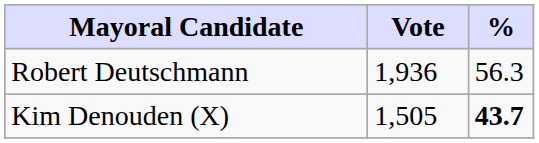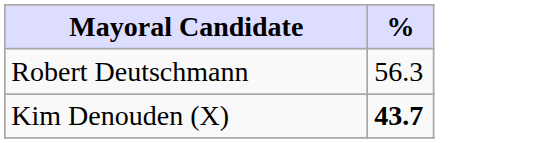- column: (418, 26)
